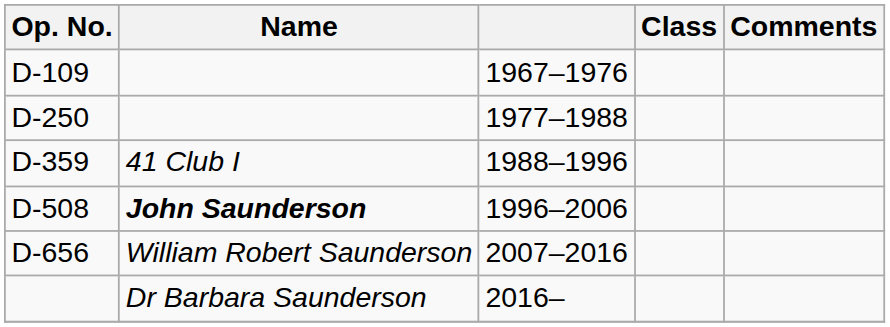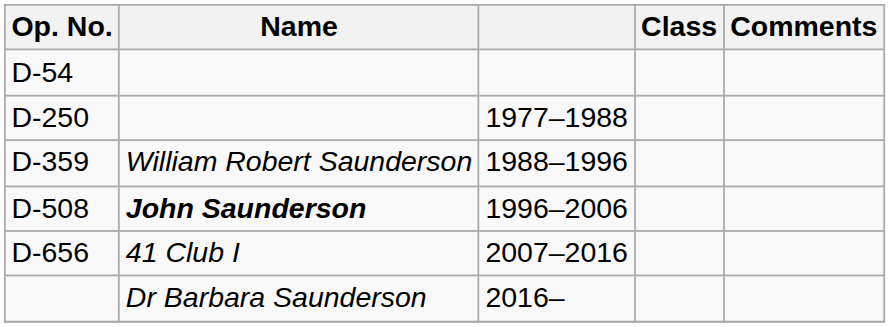+ row: (42, 72)
- row: (50, 72)
(183, 162) 41 Club I -> (299, 162) William Robert Saunderson
(299, 252) William Robert Saunderson -> (183, 252) 41 Club I
